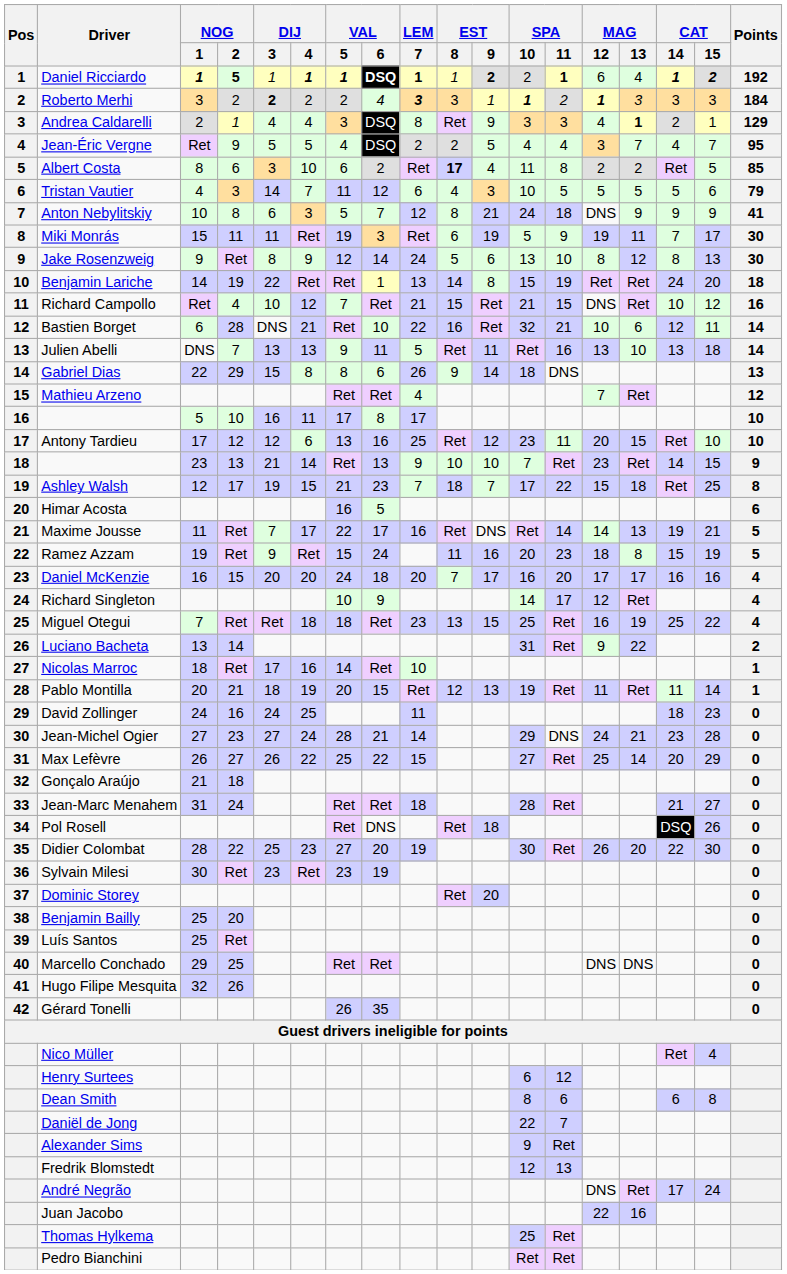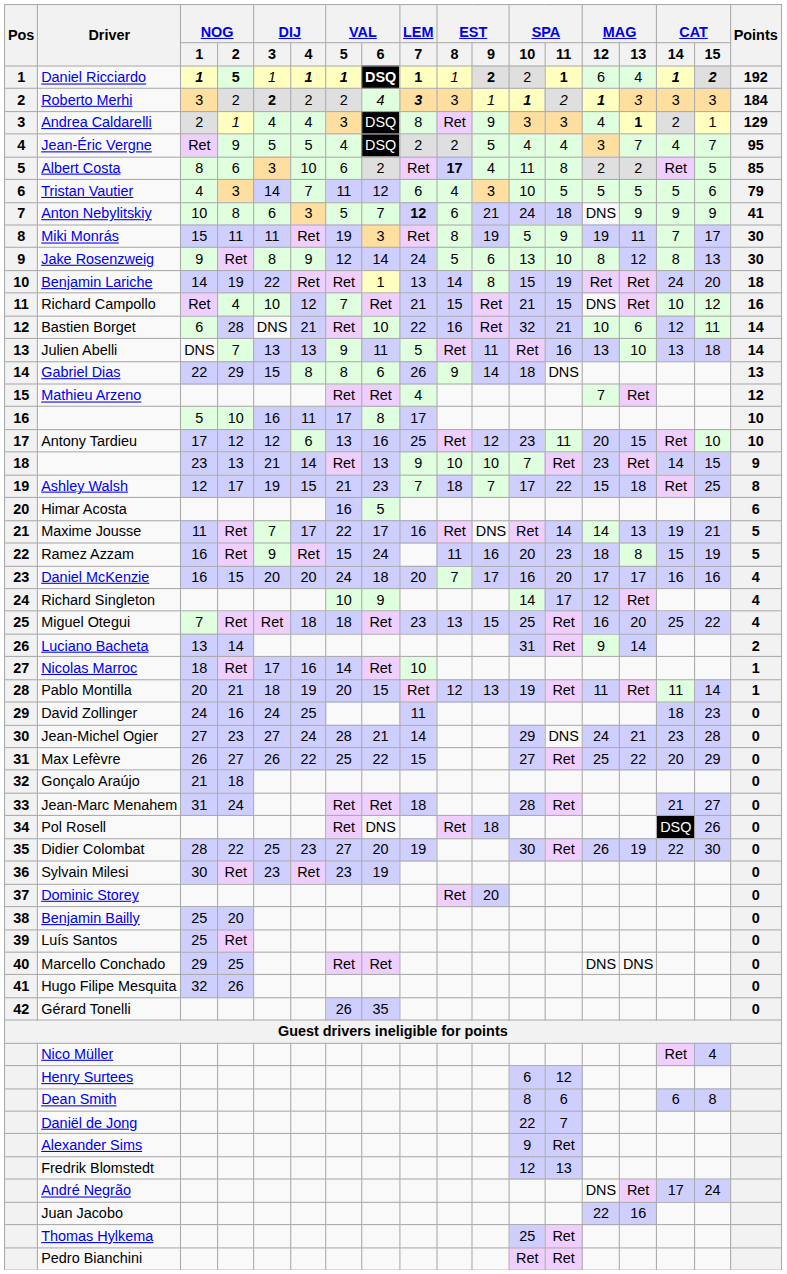(418, 213) normal -> (418, 213) bold
(455, 213) 8 -> (455, 213) 6
(455, 236) 6 -> (455, 236) 8
(199, 554) 19 -> (199, 554) 16
(638, 622) 19 -> (638, 622) 20
(638, 645) 22 -> (638, 645) 14
(638, 759) 14 -> (638, 759) 22
(638, 849) 20 -> (638, 849) 19
